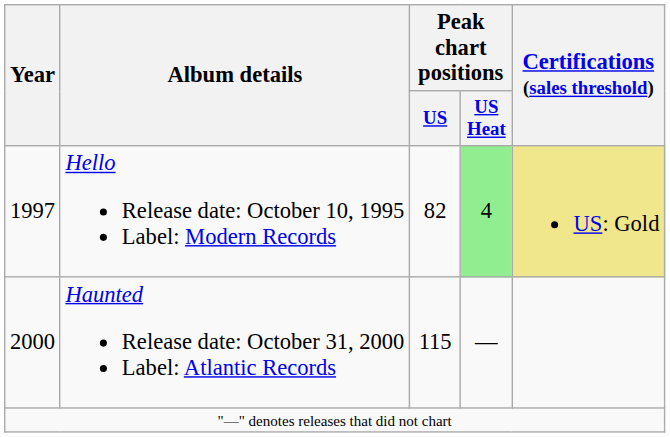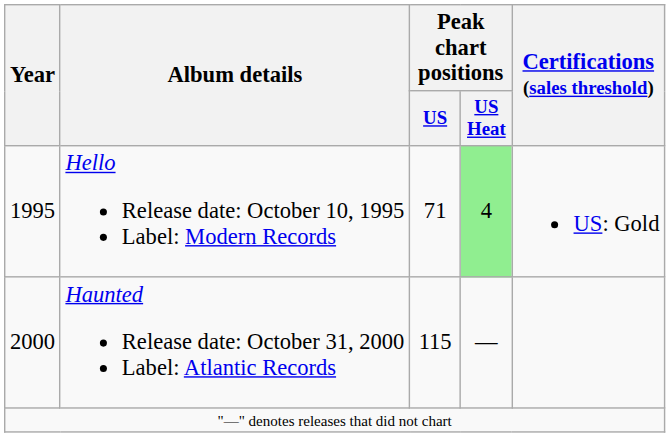(32, 210) 1997 -> (32, 210) 1995
(435, 210) 82 -> (435, 210) 71
(588, 224) khaki background -> (588, 224) no background
